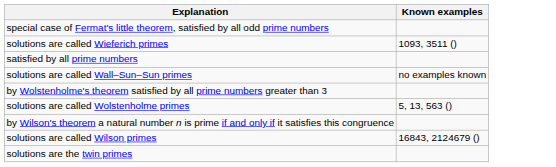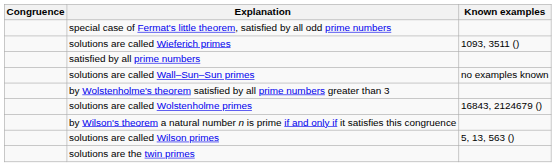+ column: (36, 12)
(425, 106) 5, 13, 563 () -> (501, 106) 16843, 2124679 ()
(439, 138) 16843, 2124679 () -> (488, 138) 5, 13, 563 ()
